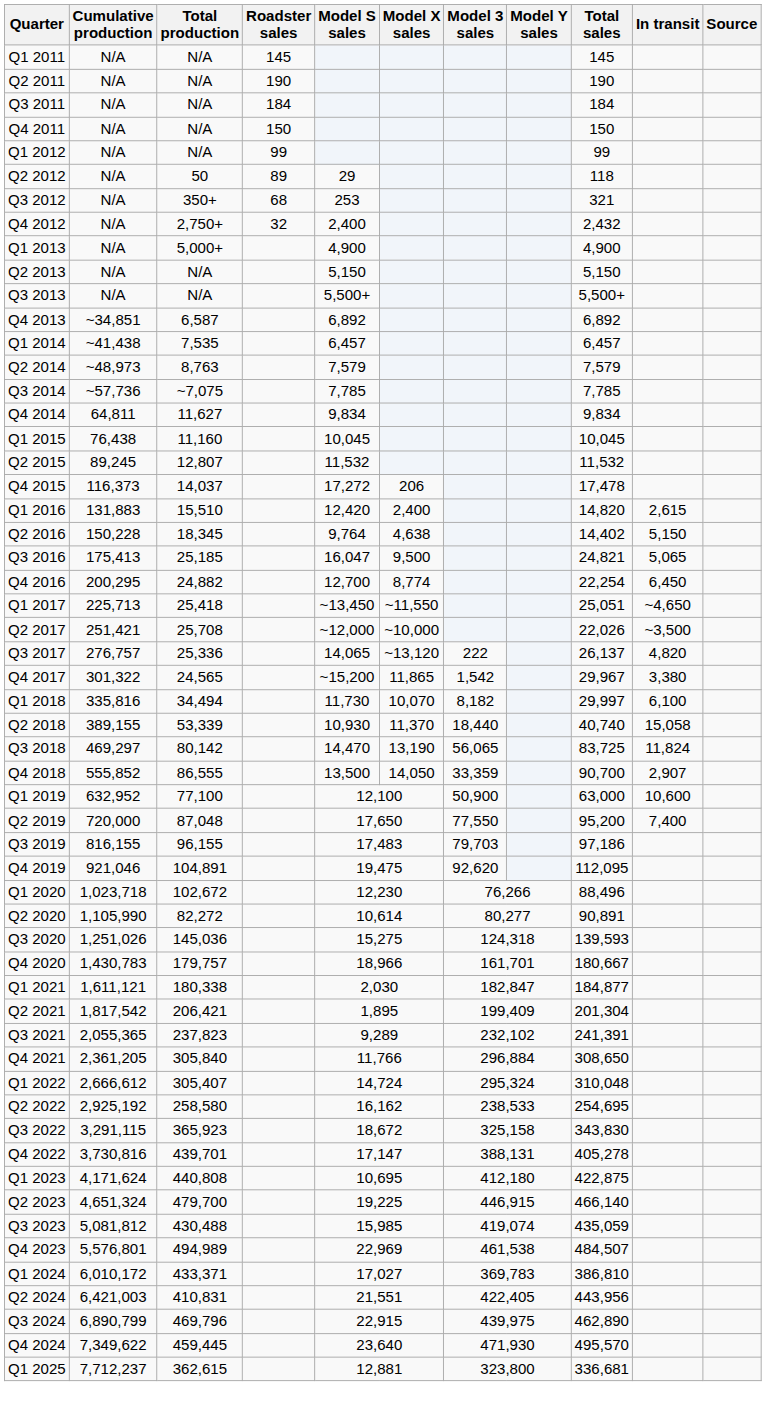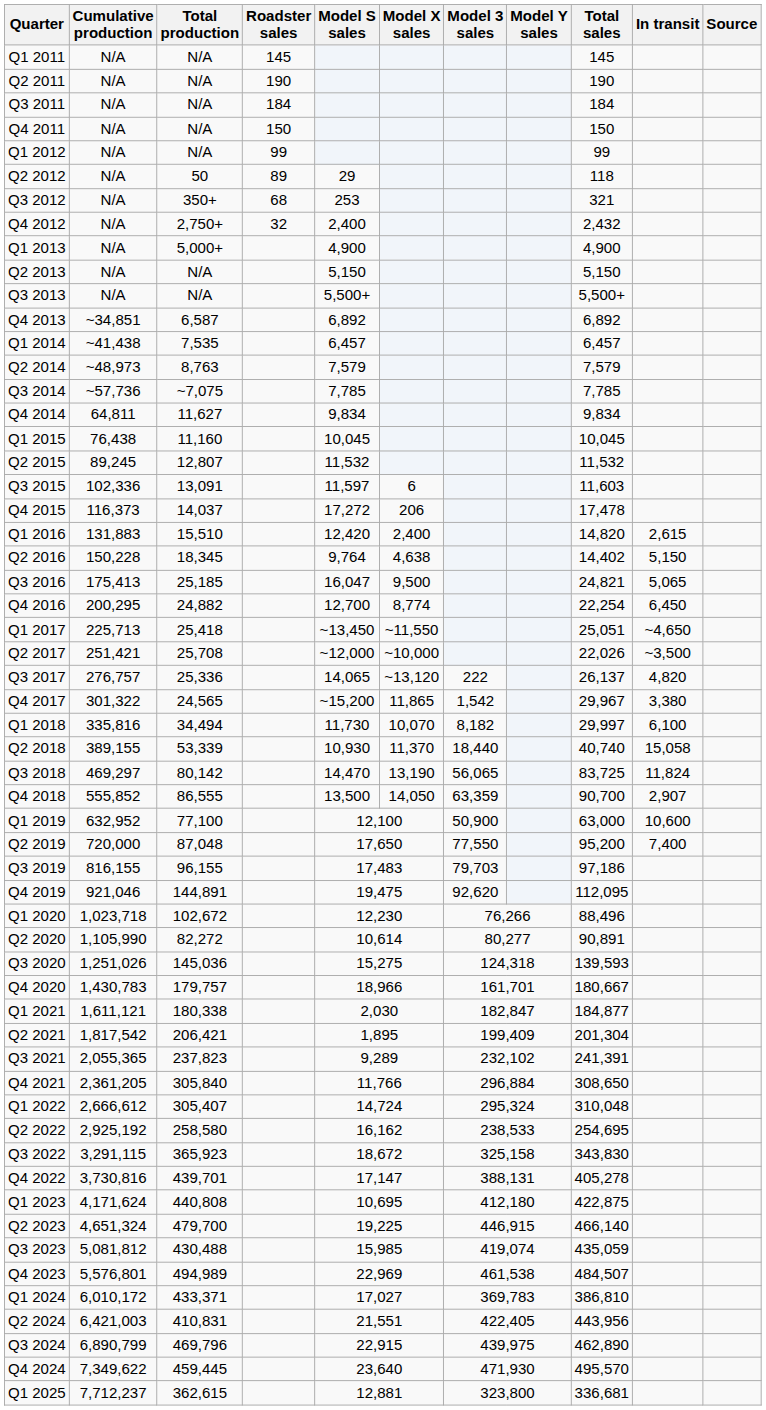+ row: (37, 486)
(475, 772) 33,359 -> (475, 796) 63,359
(200, 868) 104,891 -> (200, 892) 144,891
